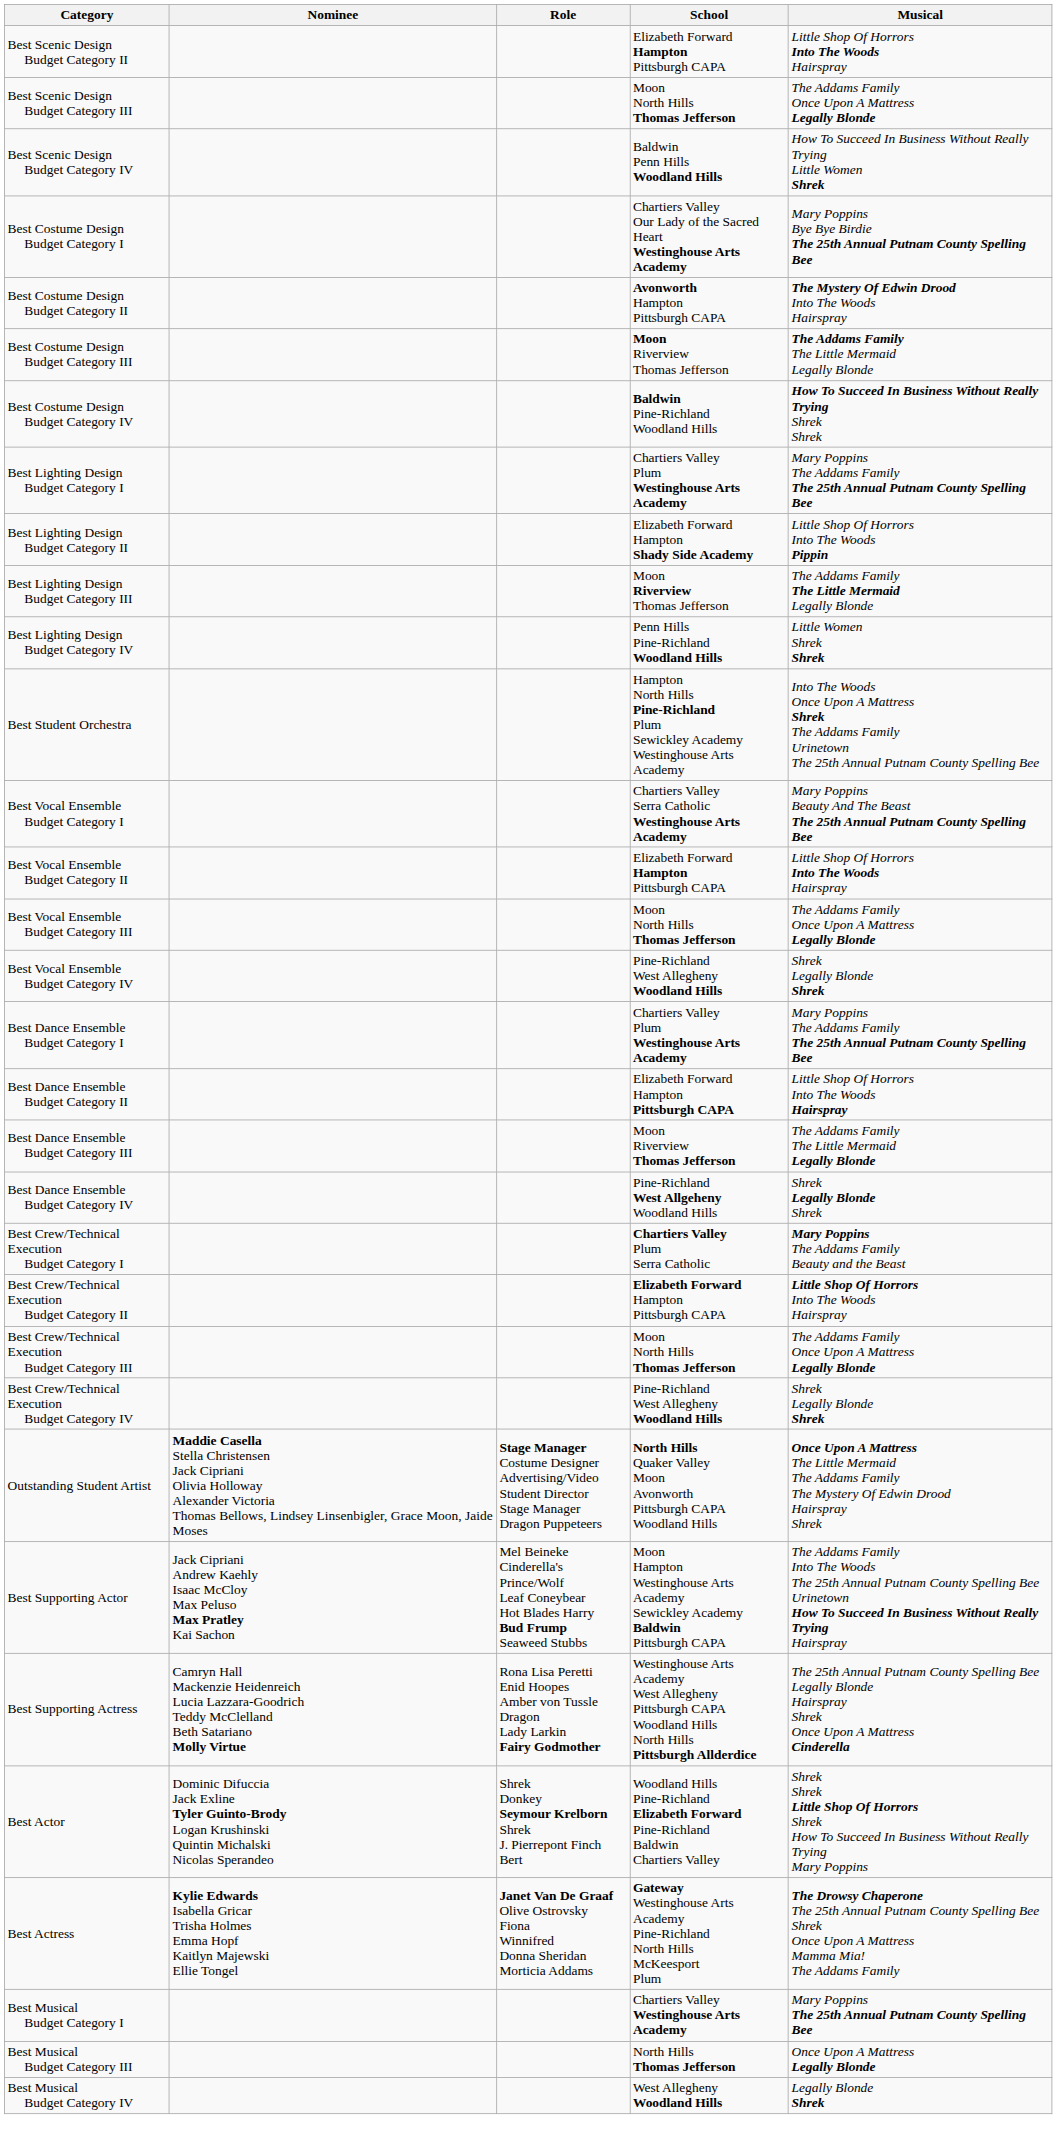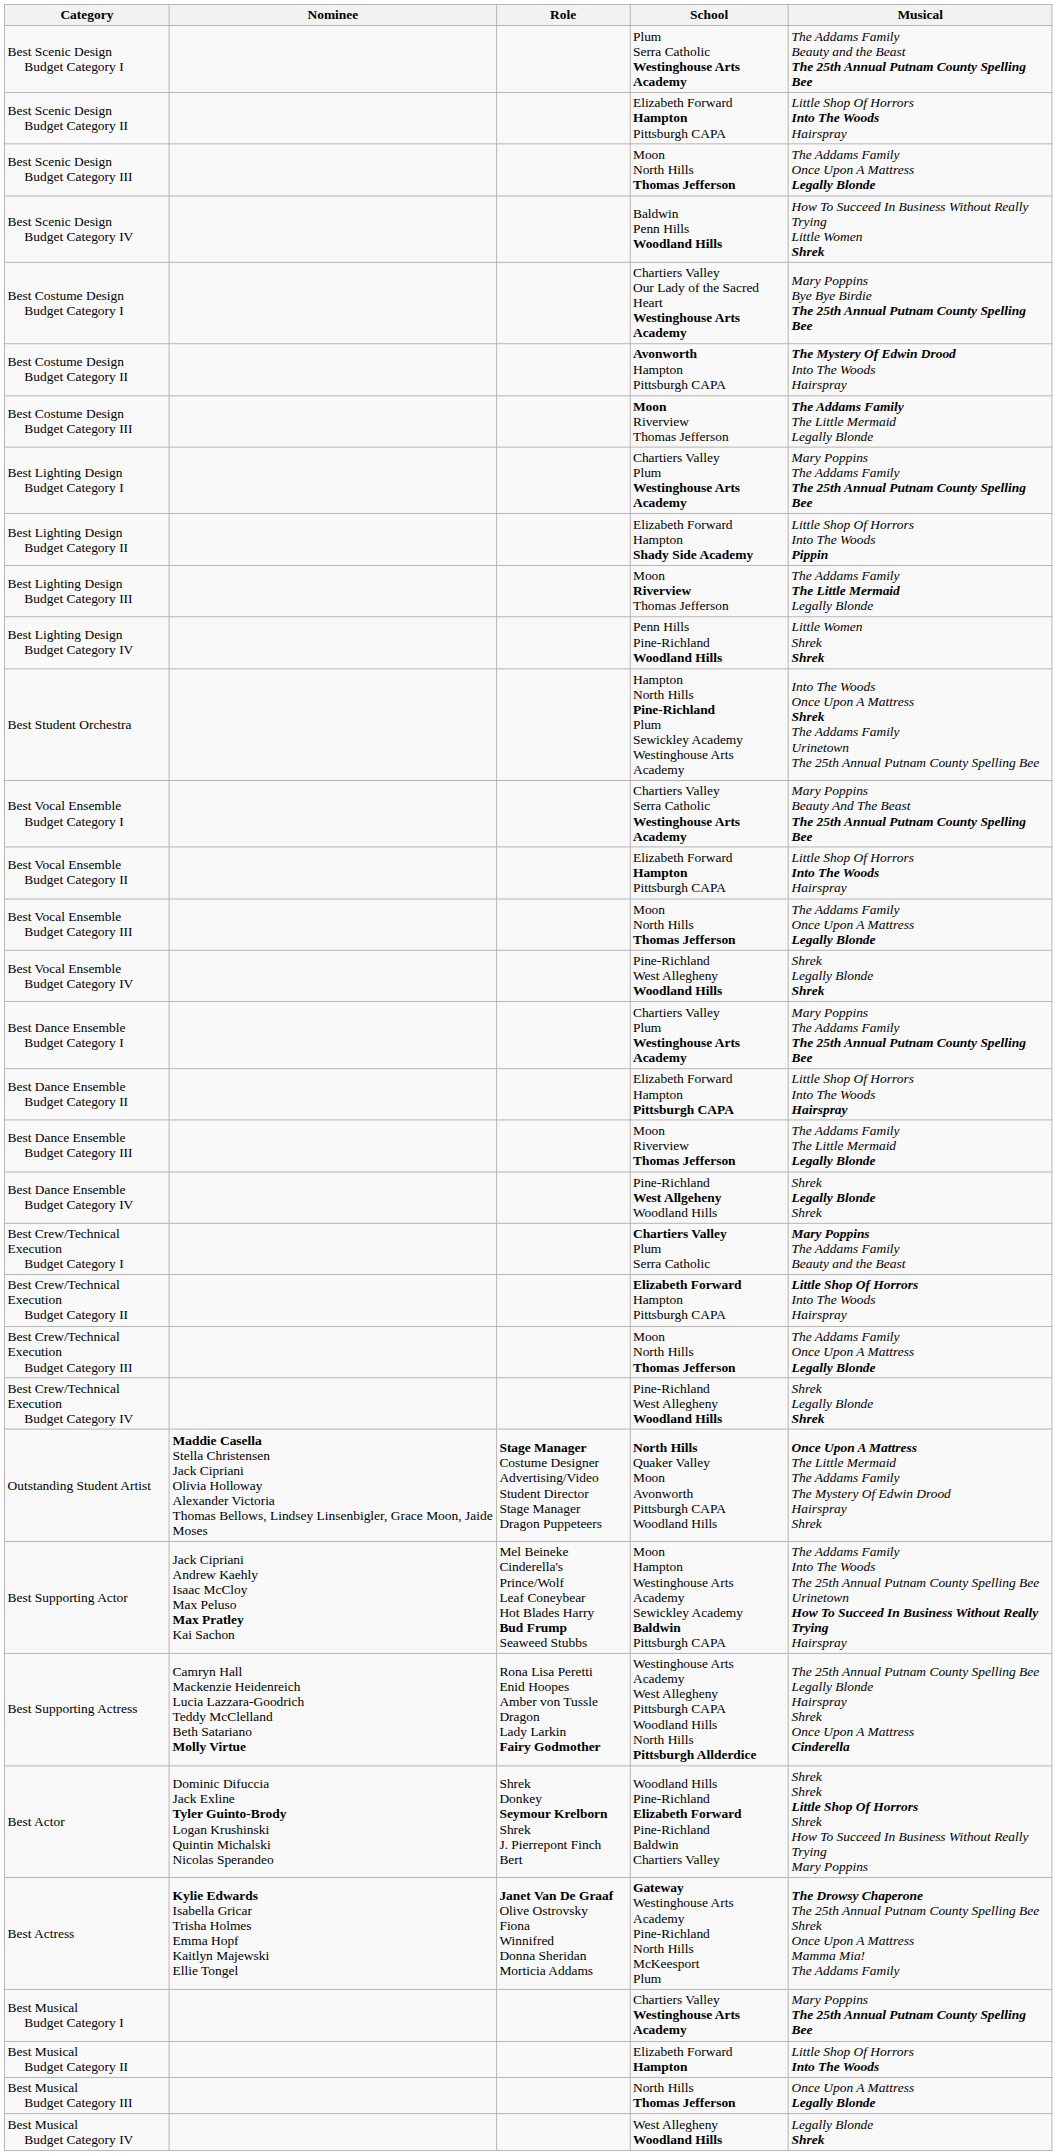+ row: (66, 59)
- row: (70, 413)
+ row: (68, 2059)
